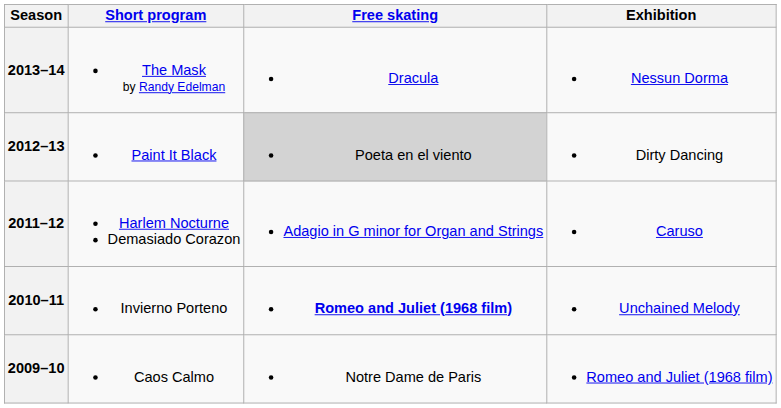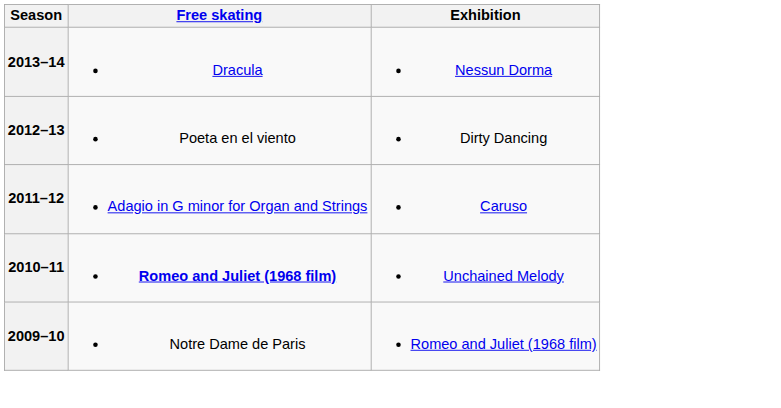- column: (156, 16)
(395, 155) lightgrey background -> (219, 139) no background
